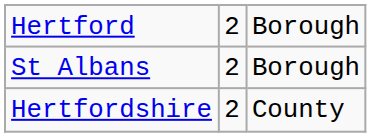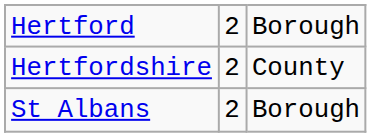rows swapped: (112, 110) <-> (81, 68)
